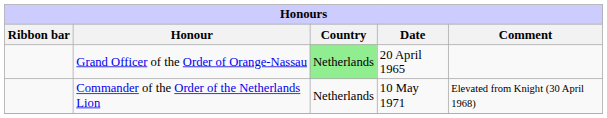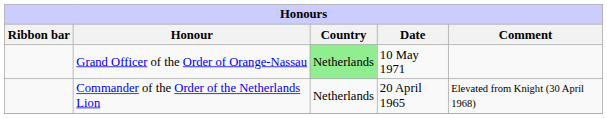(401, 61) 20 April 1965 -> (399, 61) 10 May 1971
(399, 95) 10 May 1971 -> (401, 95) 20 April 1965
